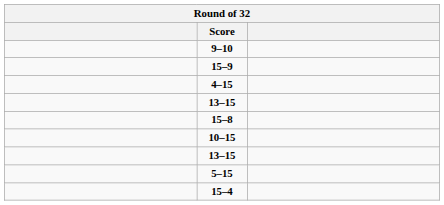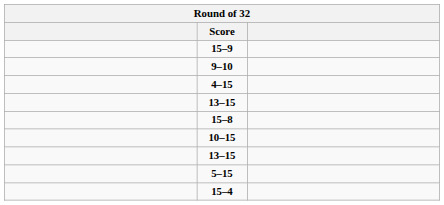rows swapped: (101, 49) <-> (101, 67)
